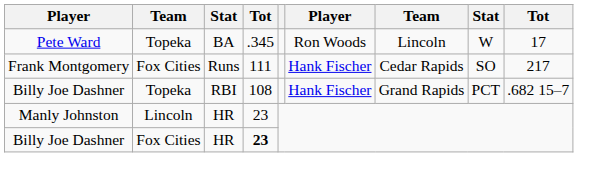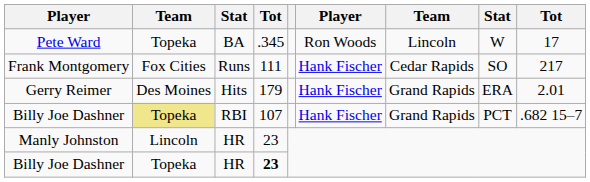+ row: (69, 90)
(168, 90) no background -> (174, 115) khaki background
(260, 90) 108 -> (271, 115) 107
(168, 139) Fox Cities -> (174, 164) Topeka
